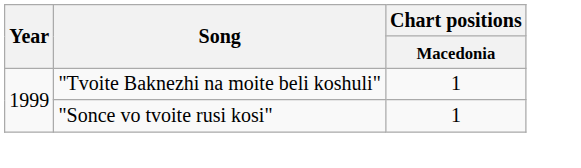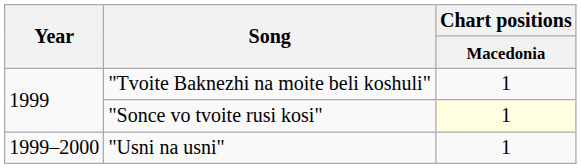(456, 115) no background -> (506, 115) lightyellow background
+ row: (167, 147)
